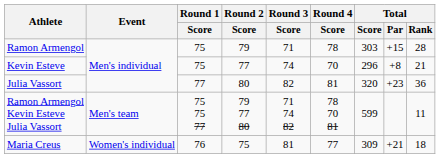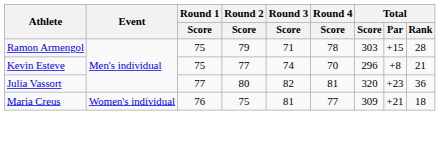- row: (45, 114)
